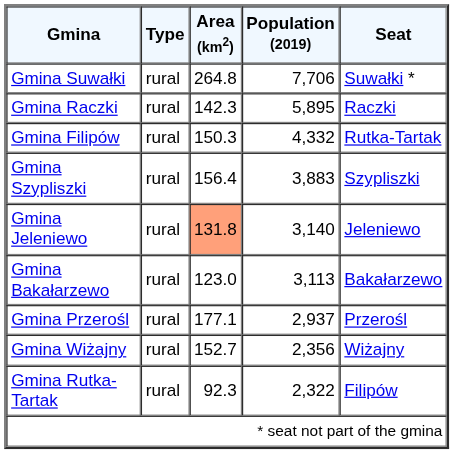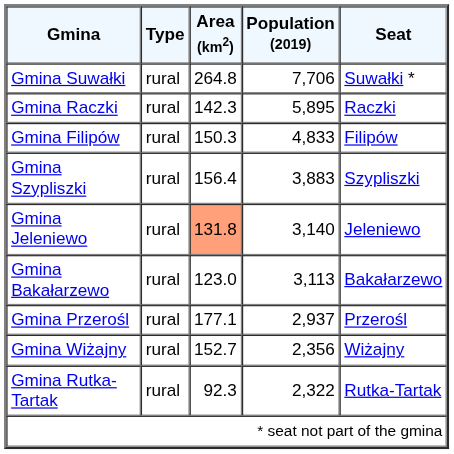(313, 137) 4,332 -> (313, 137) 4,833
(393, 137) Rutka-Tartak -> (371, 137) Filipów
(371, 390) Filipów -> (393, 390) Rutka-Tartak
